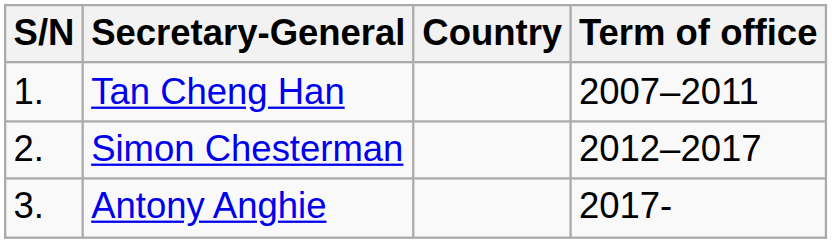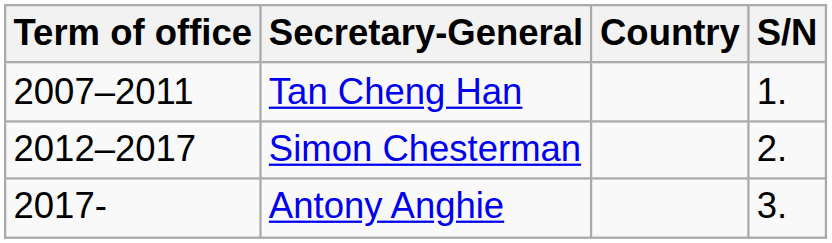columns swapped: (44, 33) <-> (698, 33)
